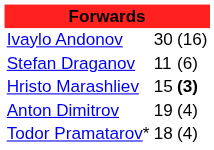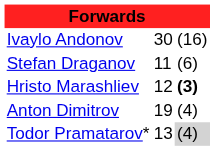(163, 86) 15 -> (163, 86) 12
(163, 133) 18 -> (163, 133) 13
(188, 133) no background -> (188, 133) lightgrey background
